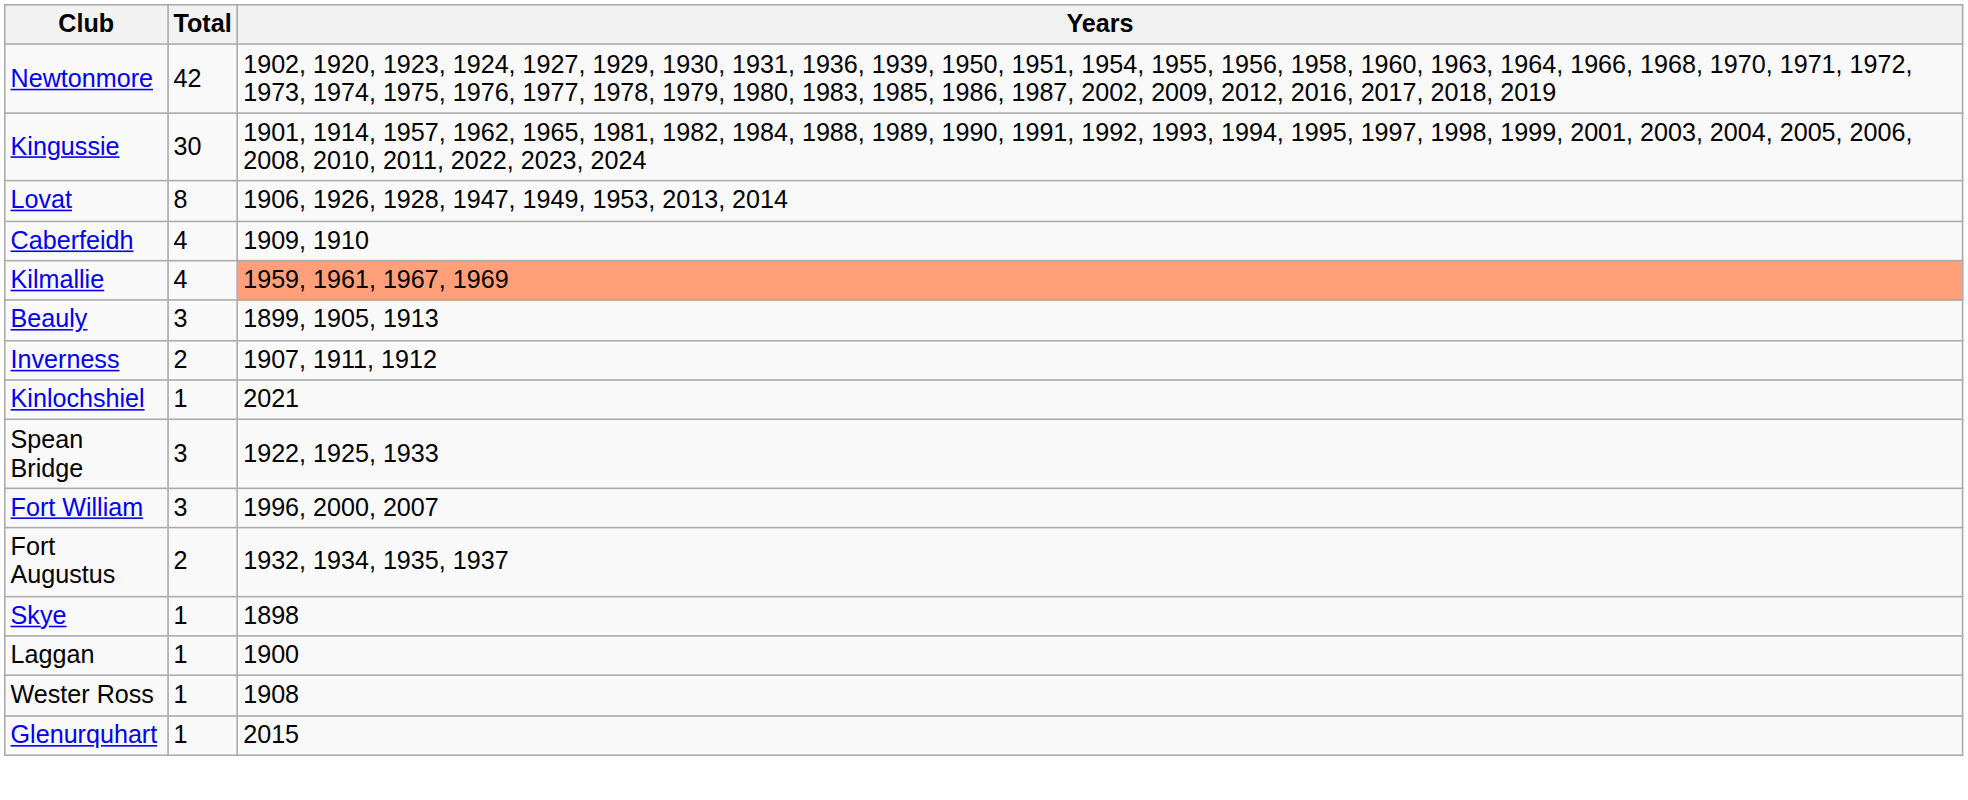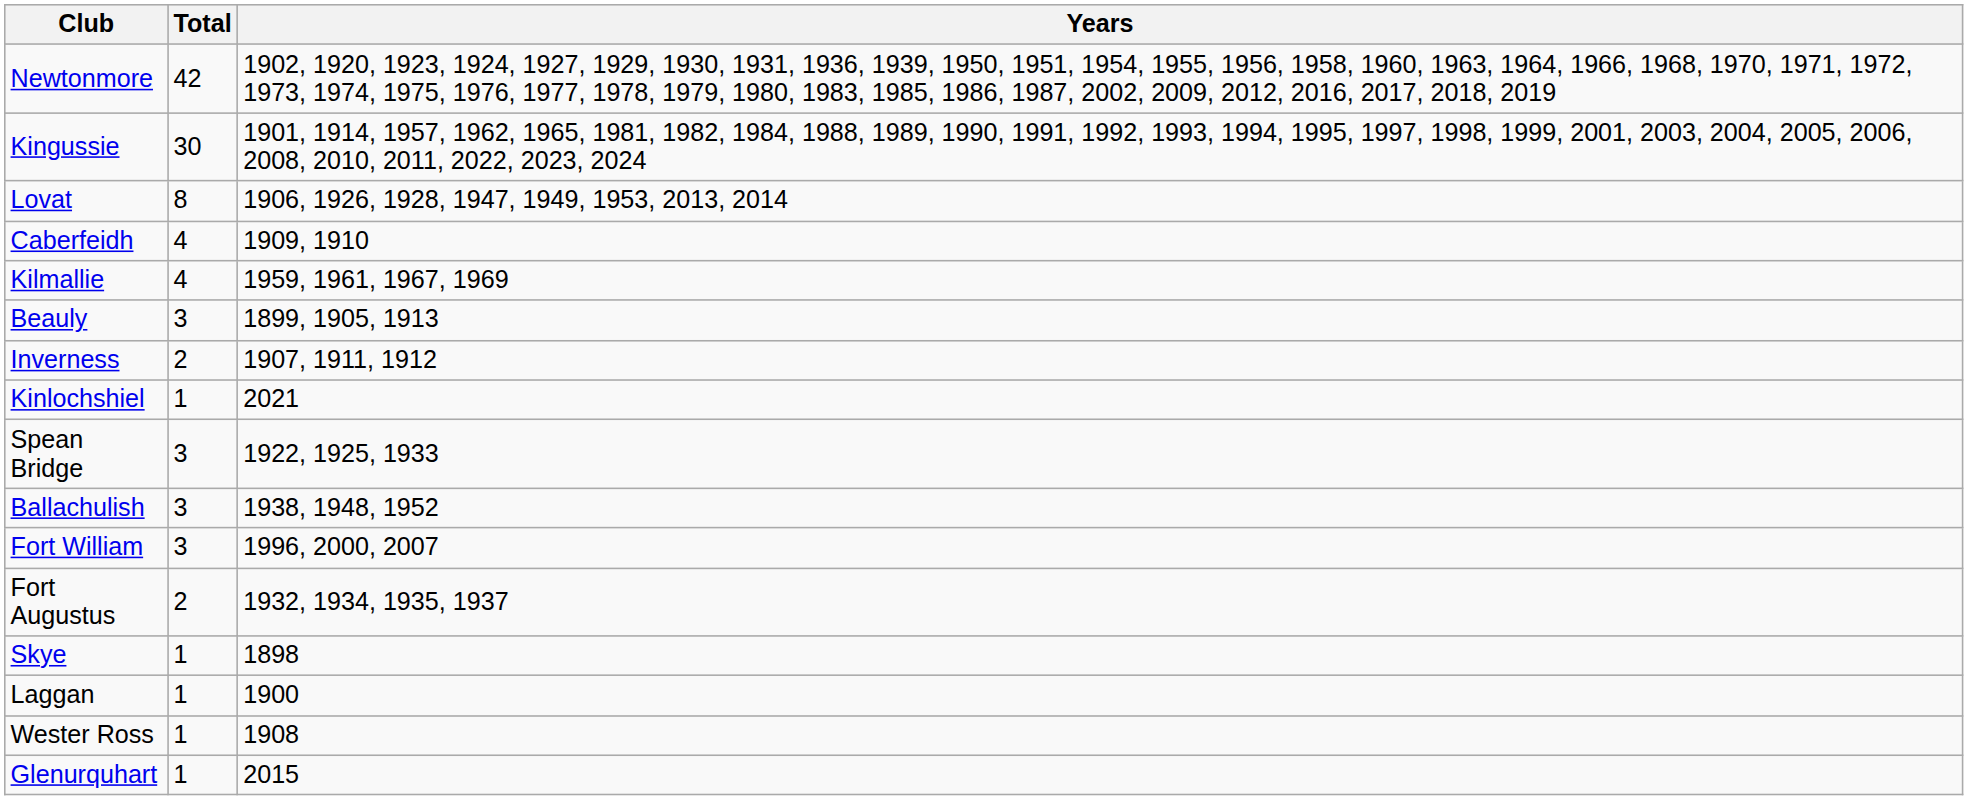(376, 280) lightsalmon background -> (376, 280) no background
+ row: (78, 507)
